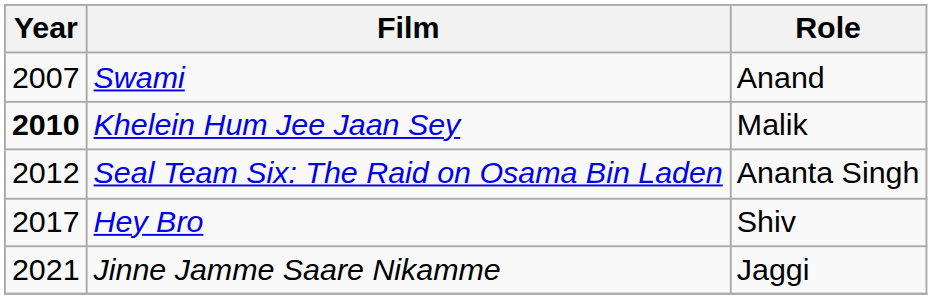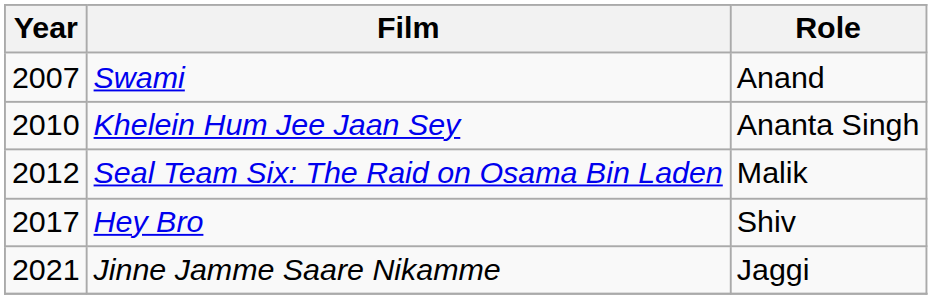(46, 125) bold -> (46, 125) normal
(772, 125) Malik -> (828, 125) Ananta Singh
(828, 173) Ananta Singh -> (772, 173) Malik
